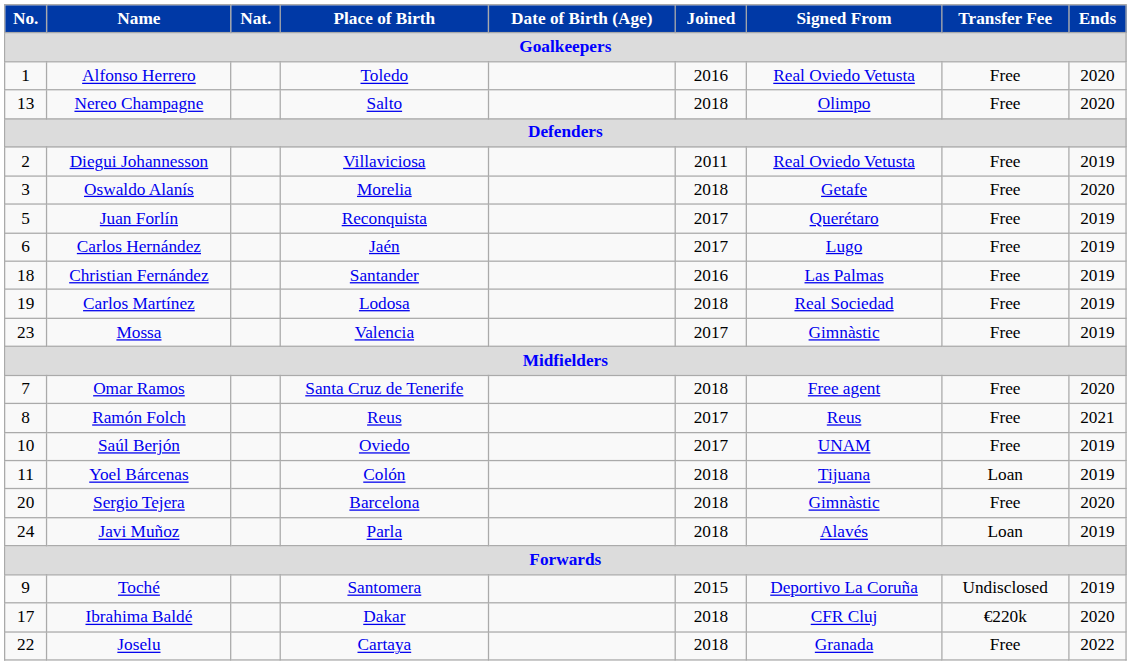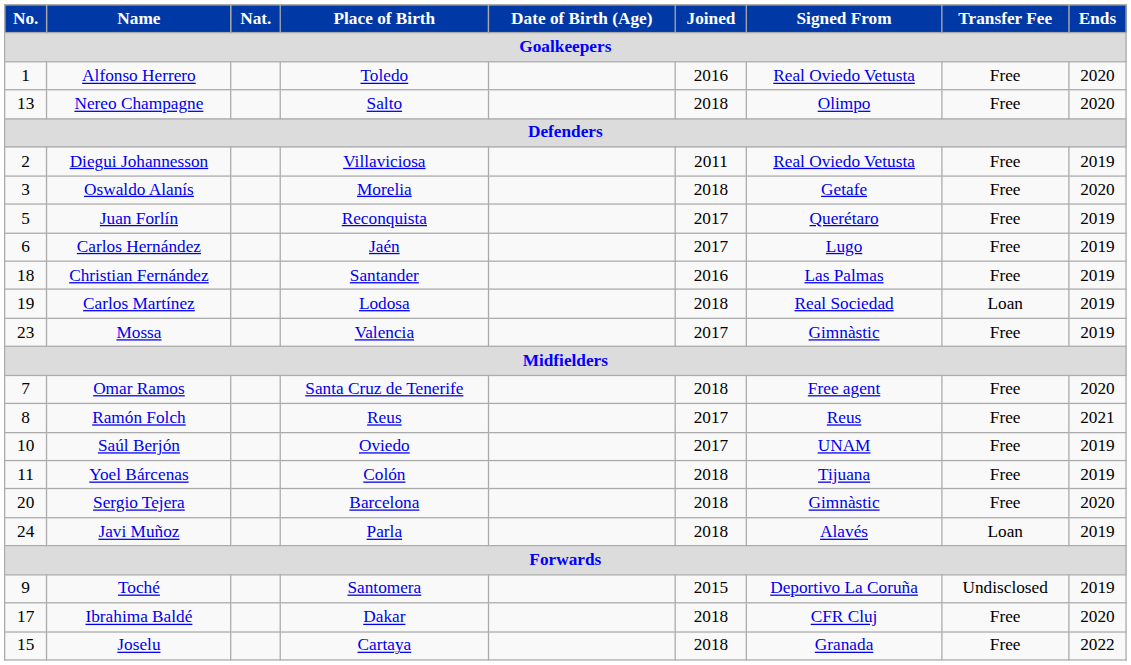(1005, 303) Free -> (1005, 303) Loan
(1005, 474) Loan -> (1005, 474) Free
(1005, 616) €220k -> (1005, 616) Free
(26, 645) 22 -> (26, 645) 15
